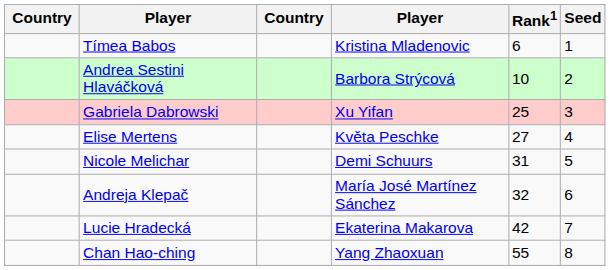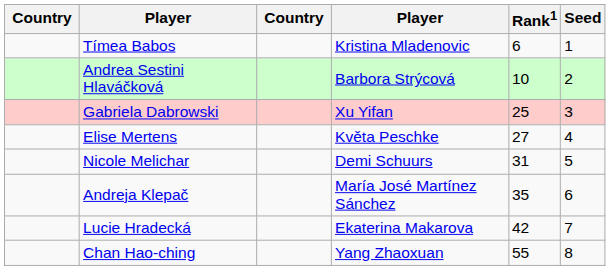(521, 194) 32 -> (521, 194) 35
